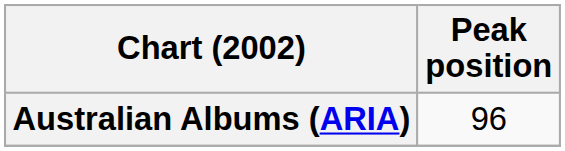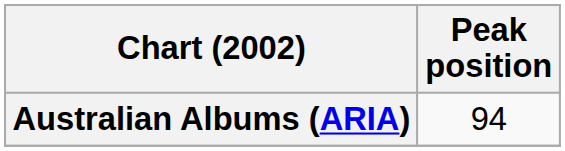(489, 118) 96 -> (489, 118) 94
